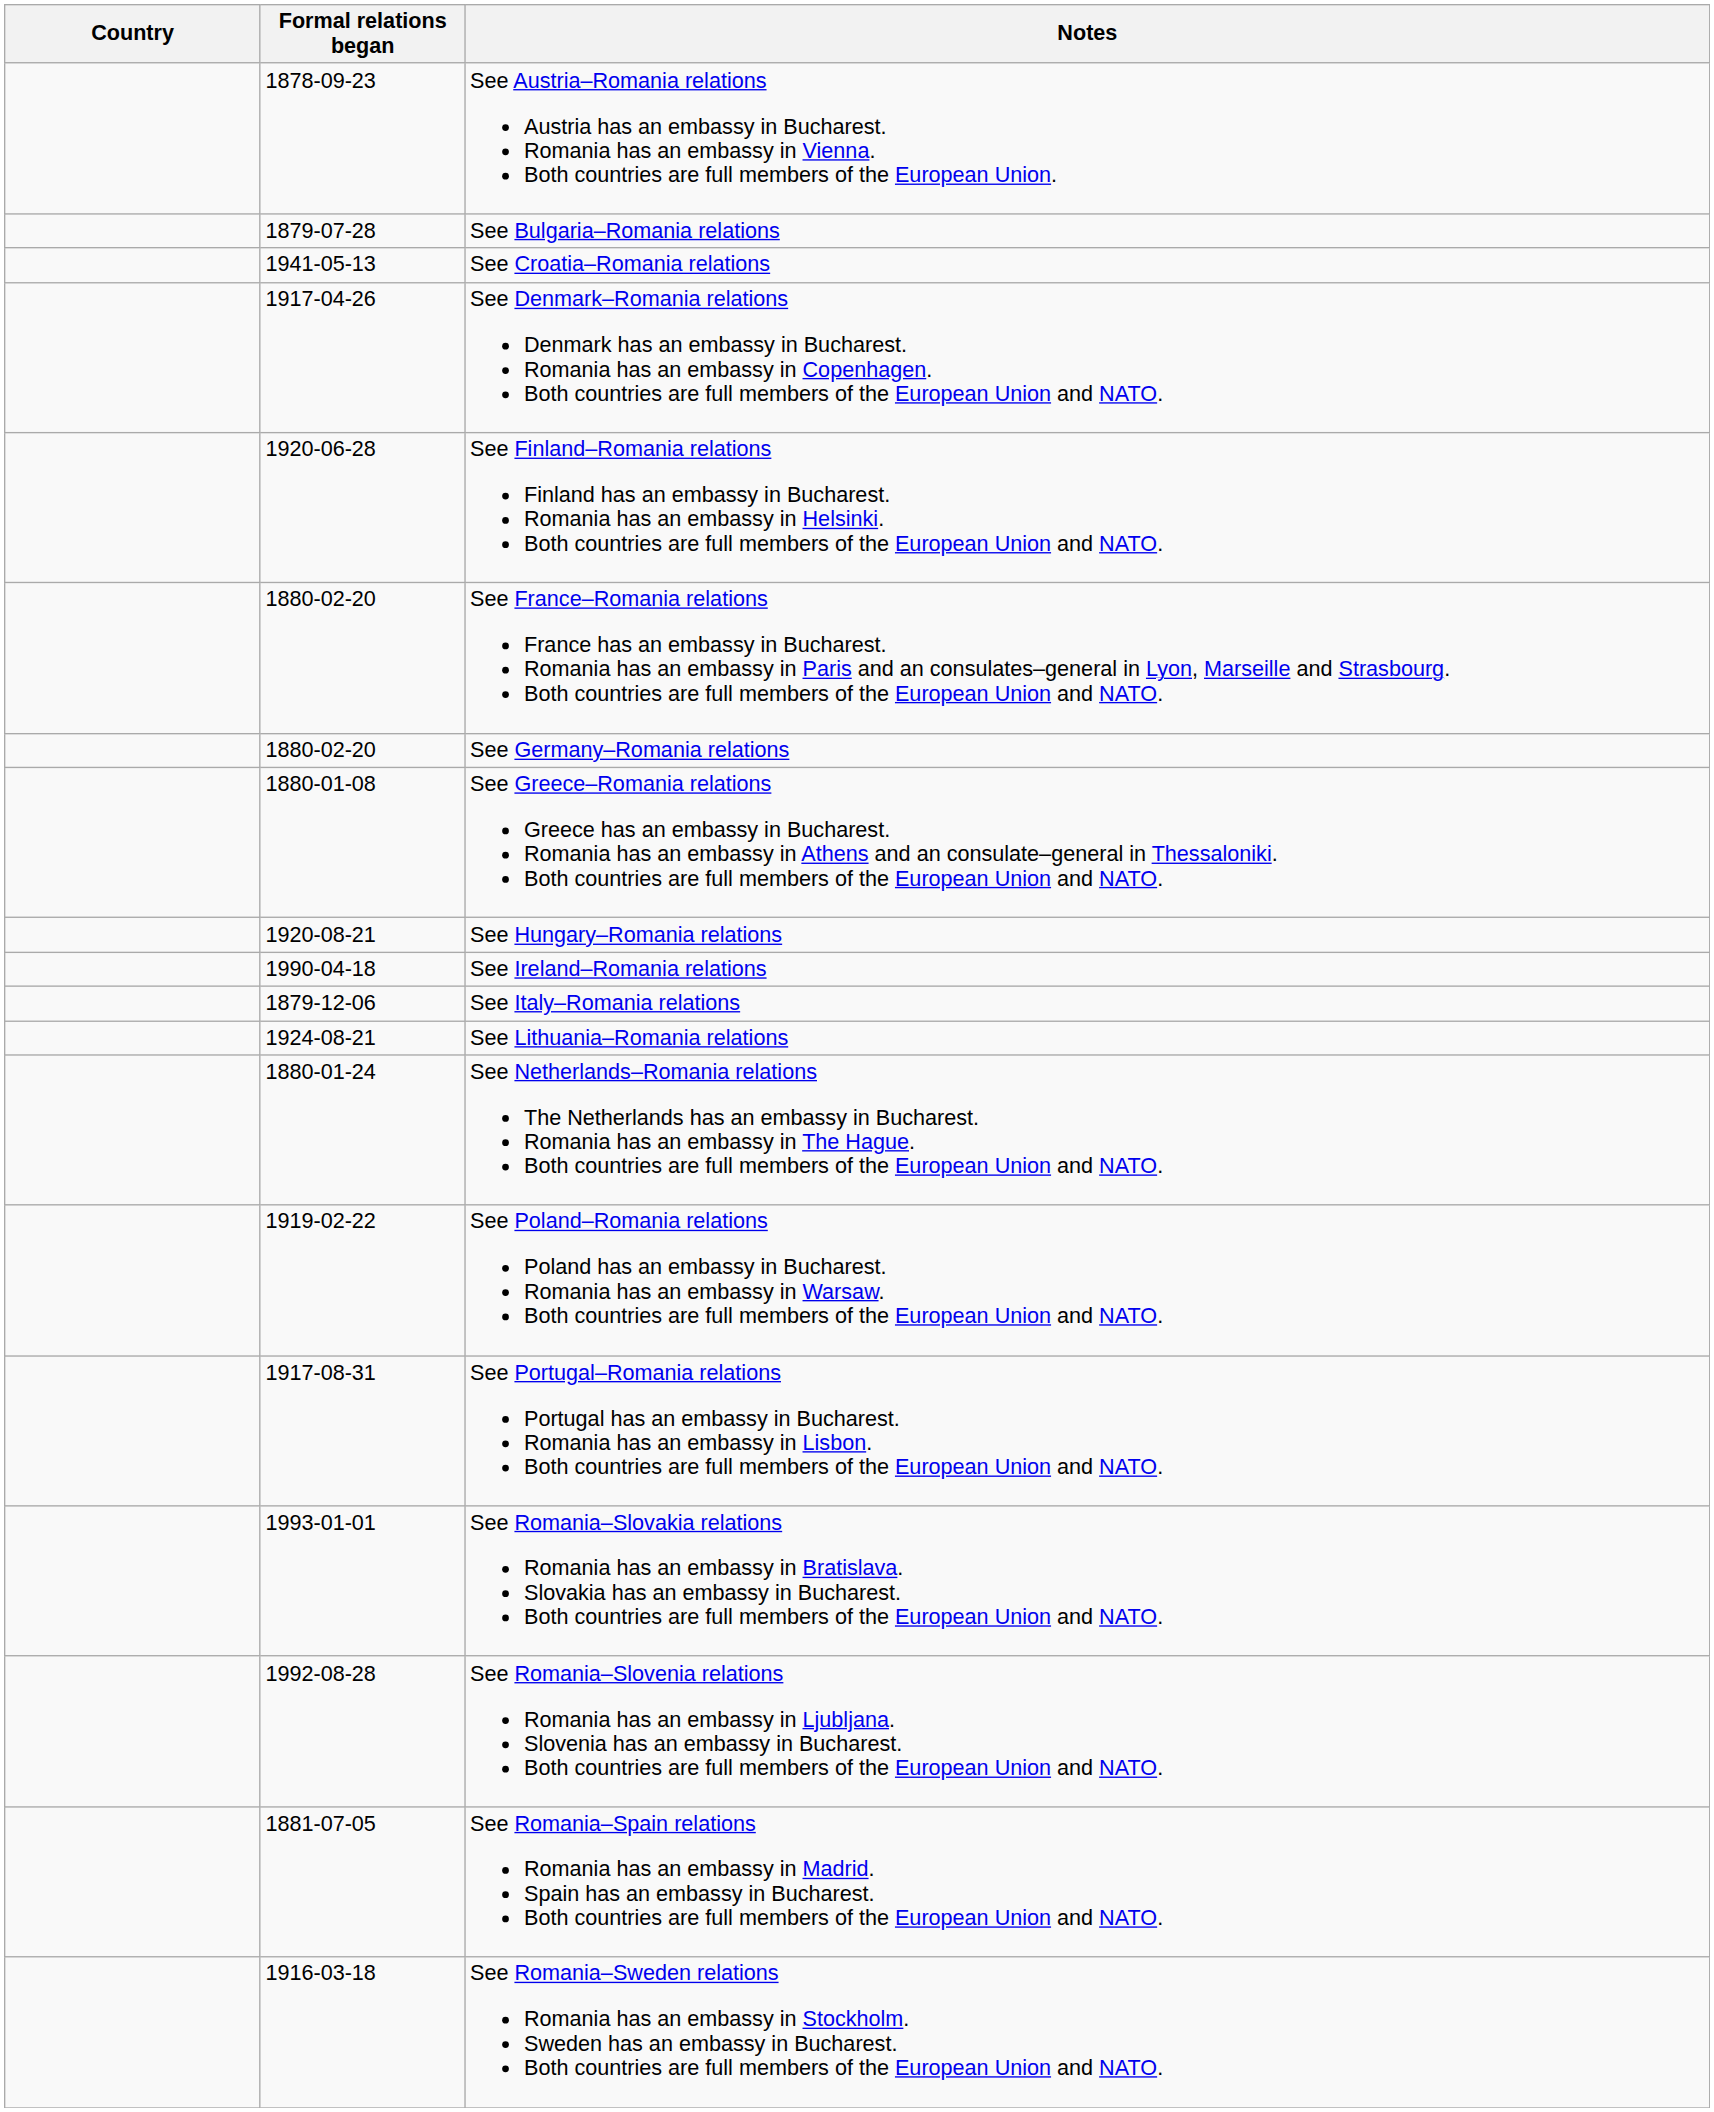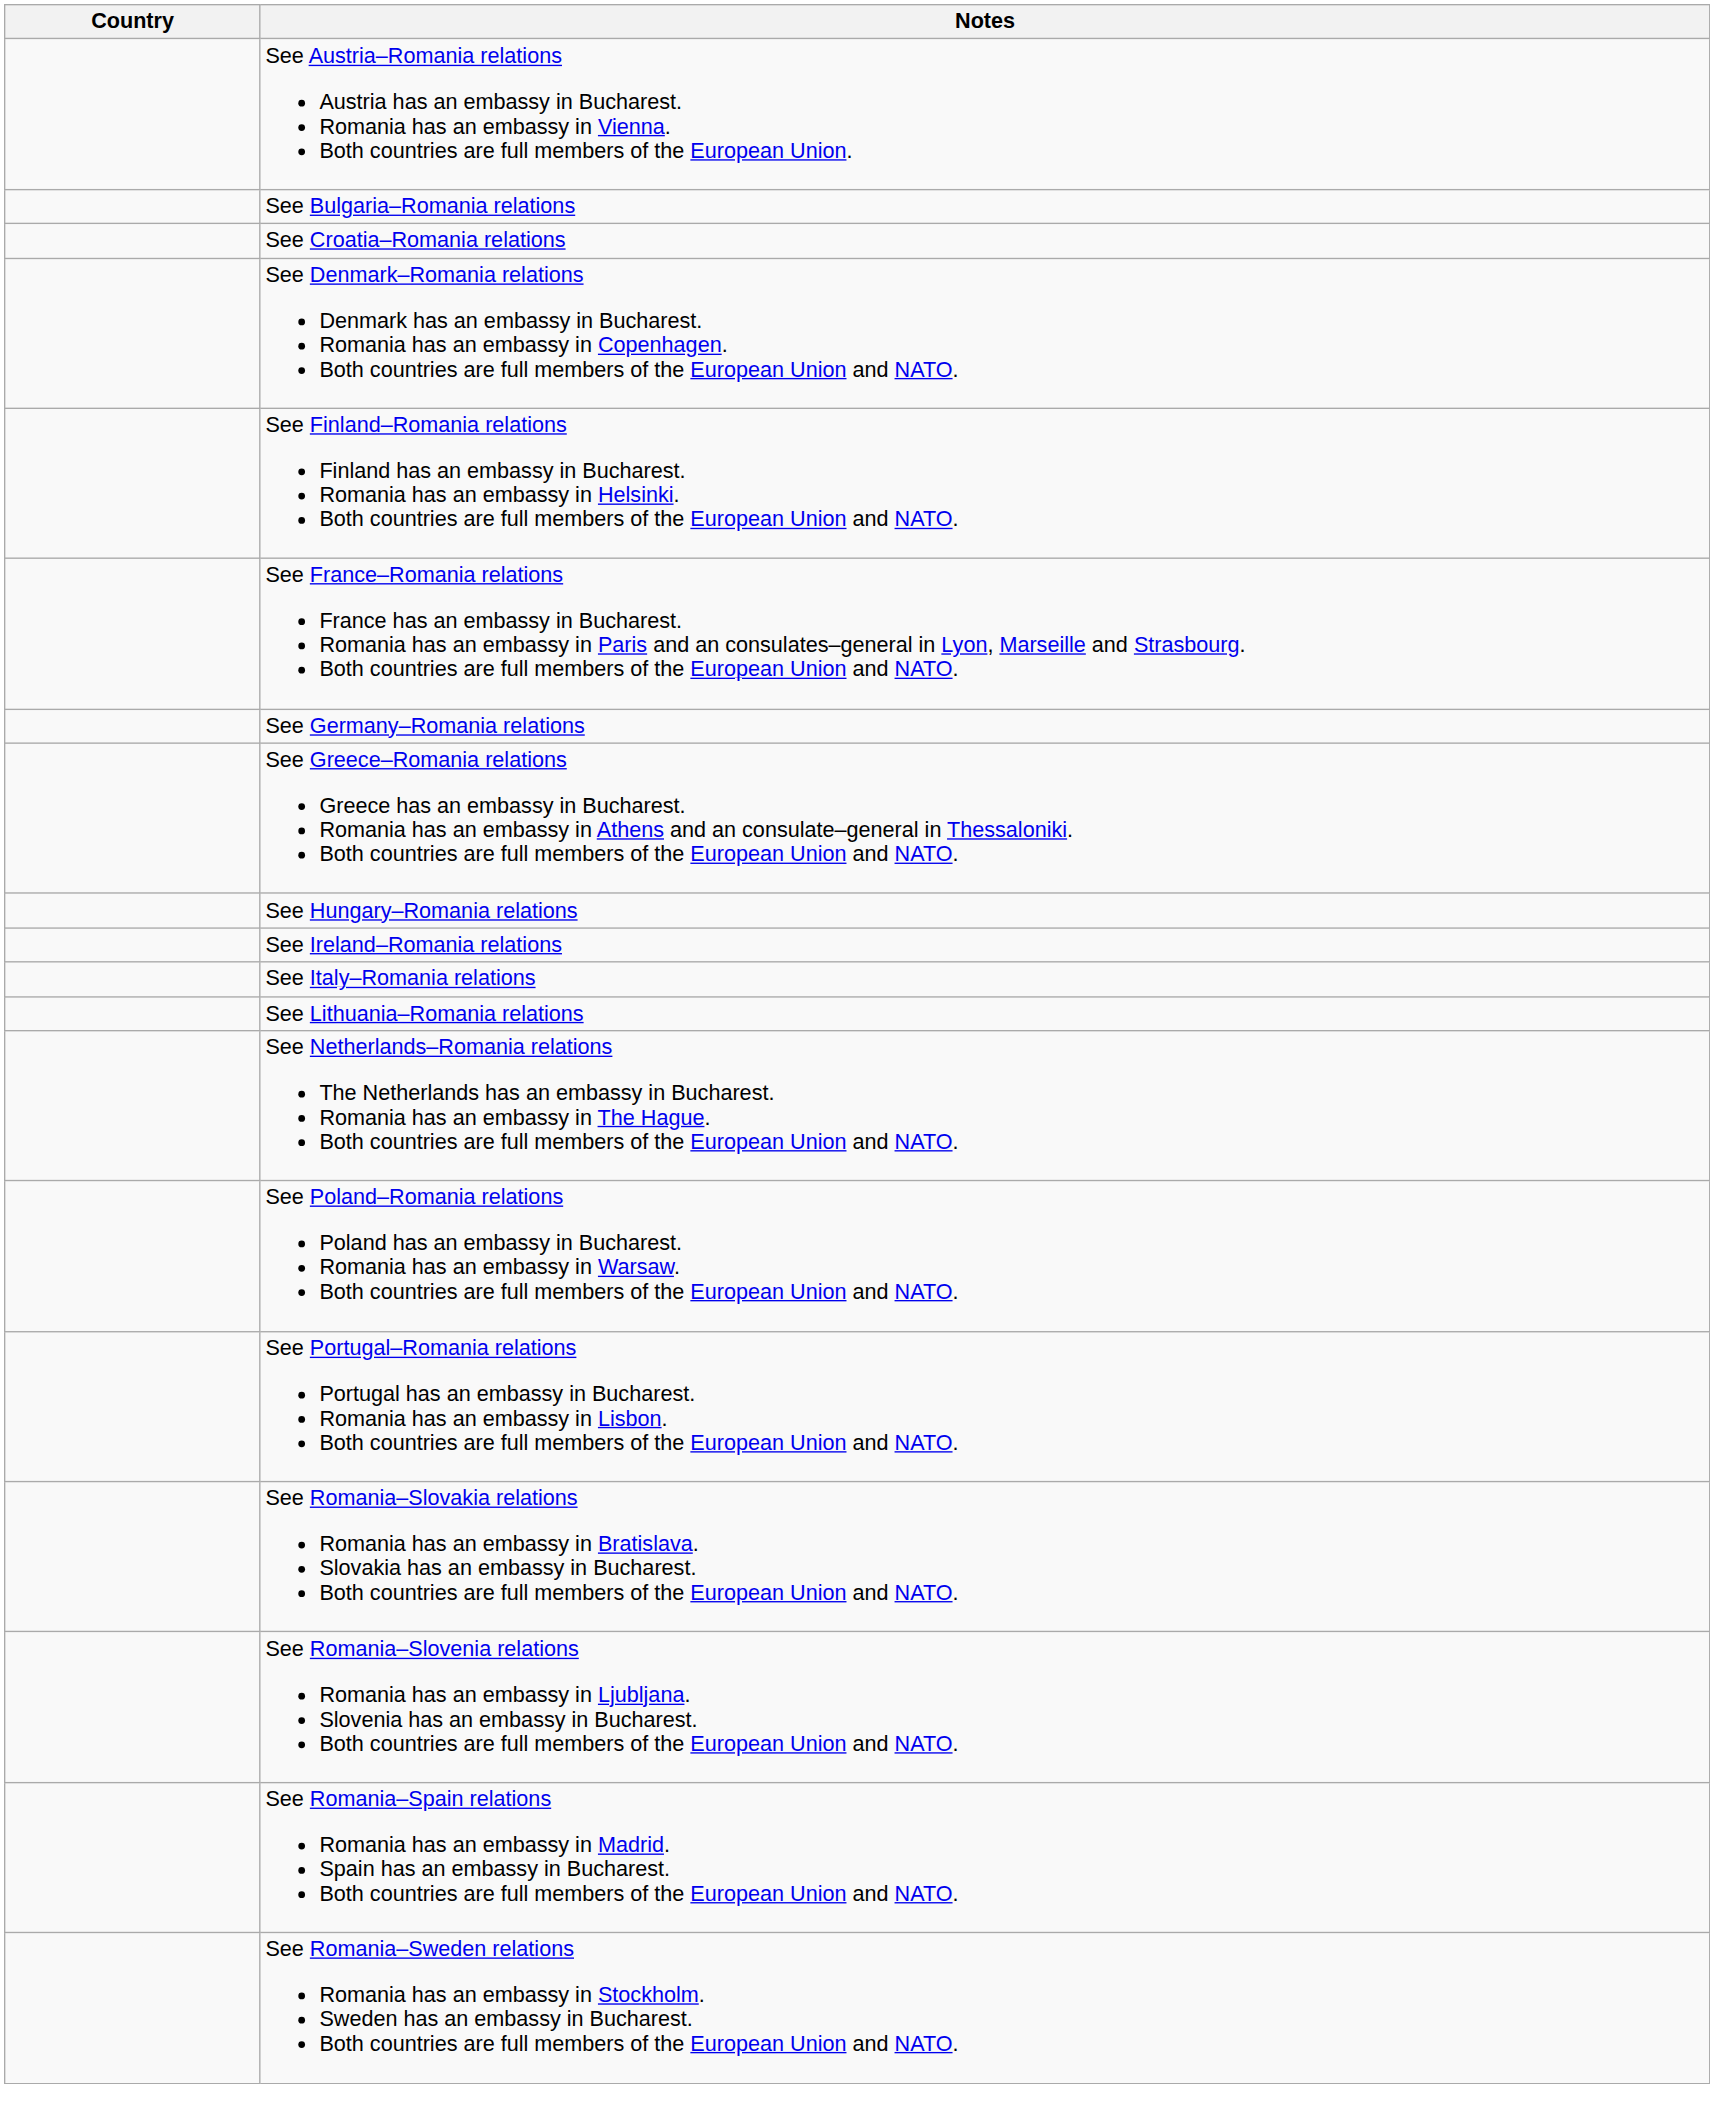- column: (363, 33)
